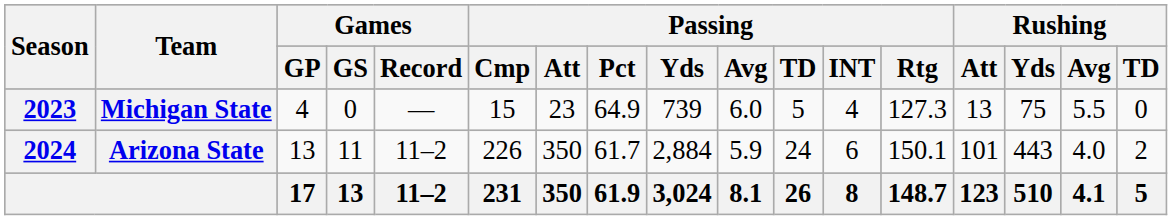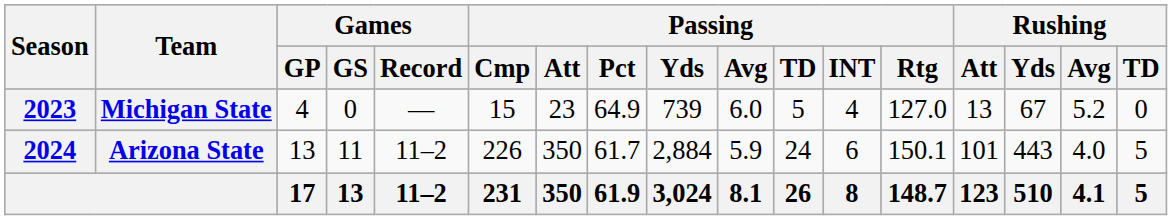(917, 109) 127.3 -> (917, 109) 127.0
(1033, 109) 75 -> (1033, 109) 67
(1089, 109) 5.5 -> (1089, 109) 5.2
(1141, 151) 2 -> (1141, 151) 5
